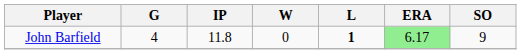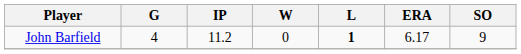(220, 37) 11.8 -> (220, 37) 11.2
(417, 37) lightgreen background -> (417, 37) no background
